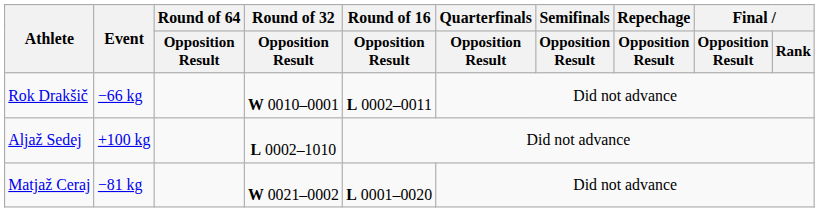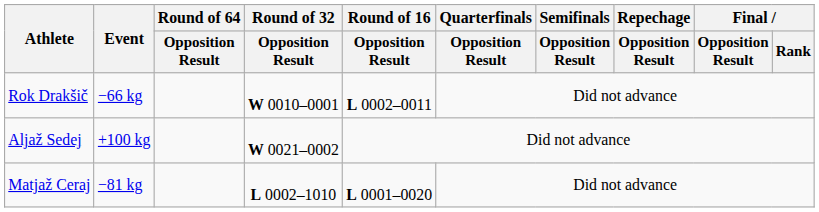(293, 149) L 0002–1010 -> (293, 149) W 0021–0002
(293, 194) W 0021–0002 -> (293, 194) L 0002–1010
